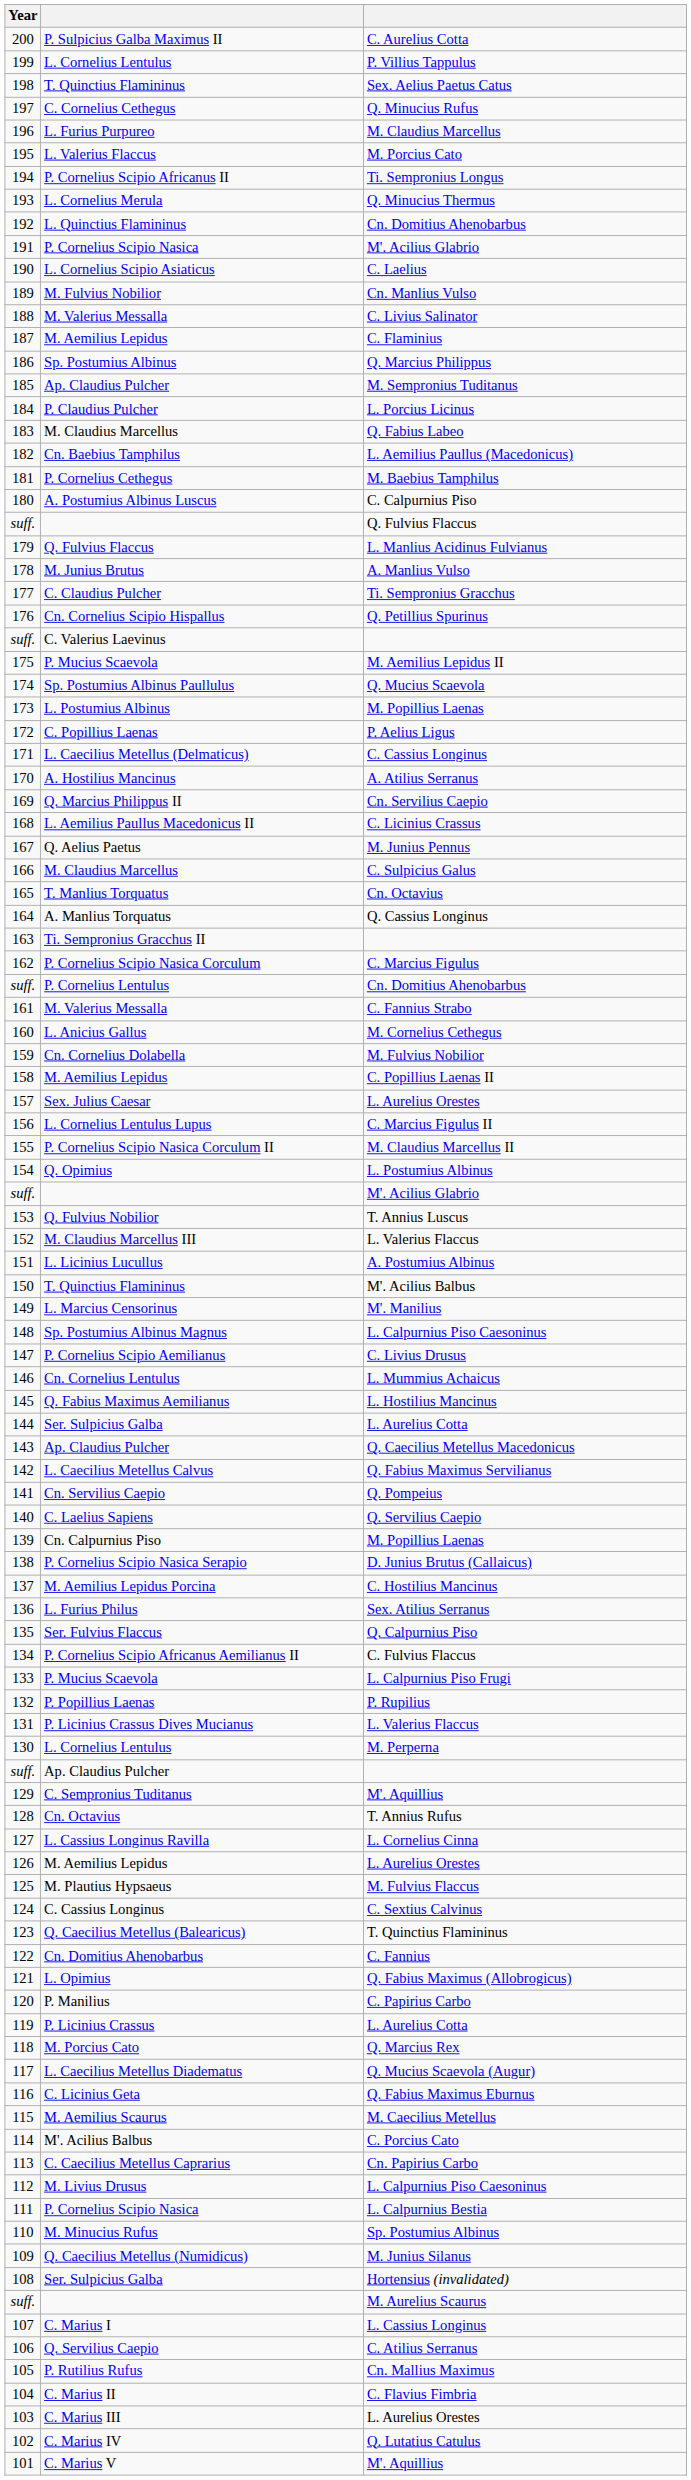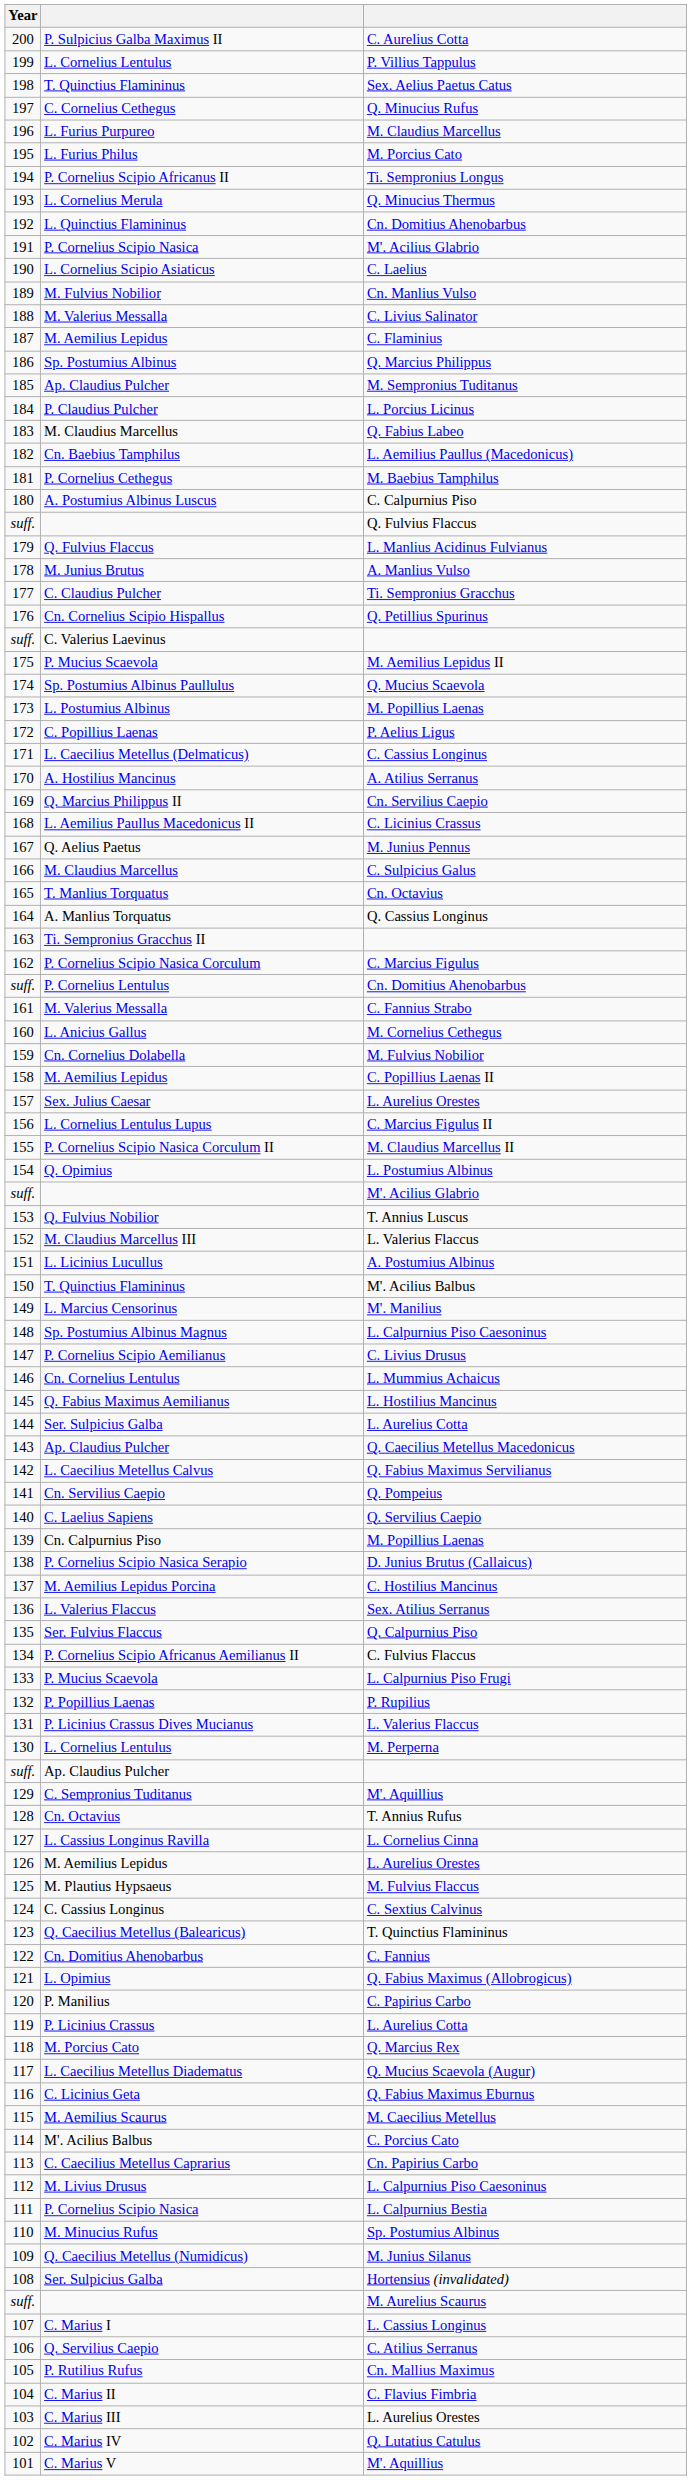(100, 154) L. Valerius Flaccus -> (91, 154) L. Furius Philus
(91, 1609) L. Furius Philus -> (100, 1609) L. Valerius Flaccus
